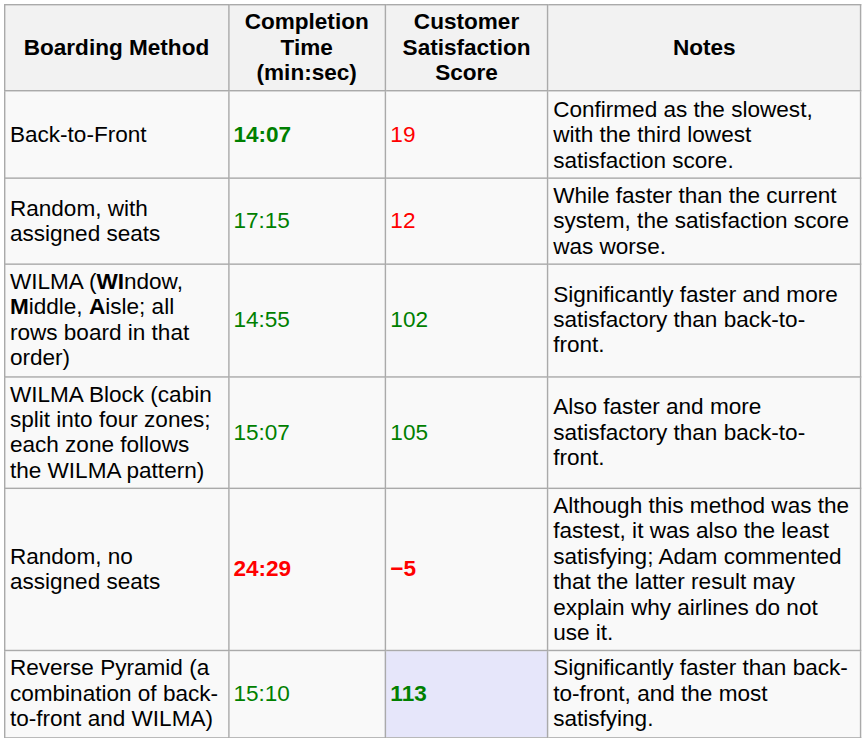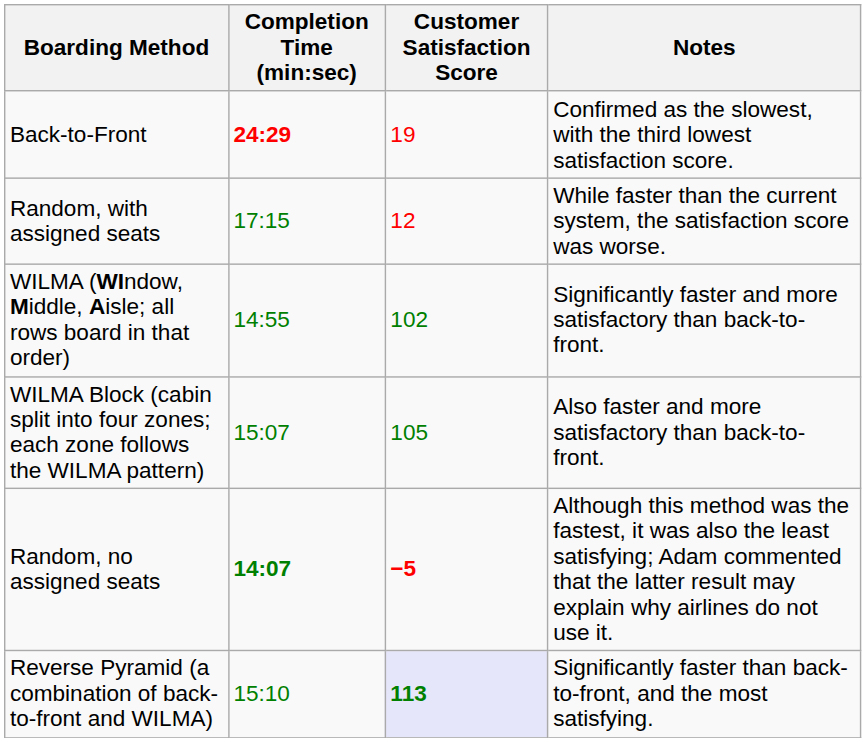(262, 134) 14:07 -> (262, 134) 24:29
(262, 569) 24:29 -> (262, 569) 14:07
